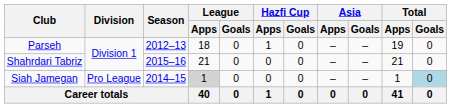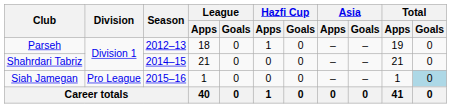(166, 62) 2015–16 -> (166, 62) 2014–15
(166, 78) 2014–15 -> (166, 78) 2015–16
(204, 78) lightgrey background -> (204, 78) no background
